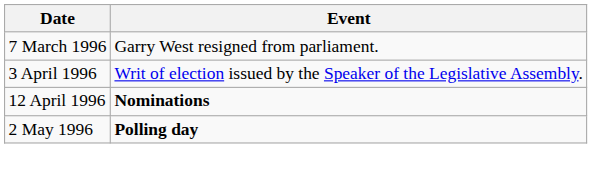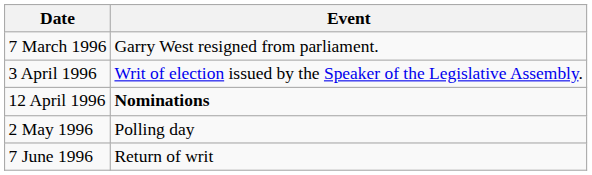(156, 128) bold -> (154, 128) normal
+ row: (51, 156)
